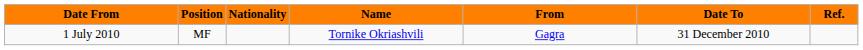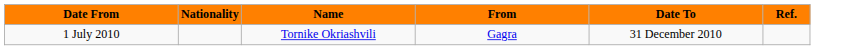- column: (202, 14)
